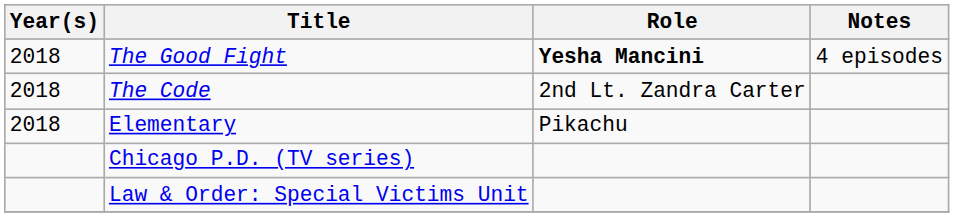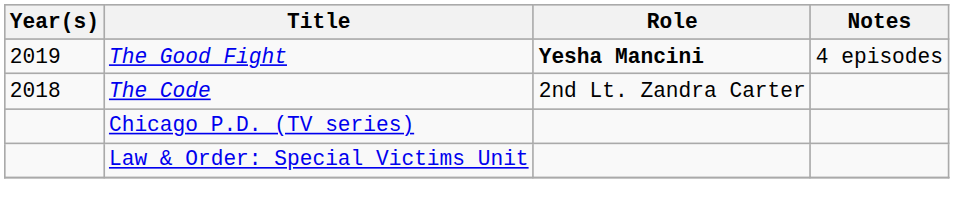(35, 57) 2018 -> (35, 57) 2019
- row: (173, 126)
